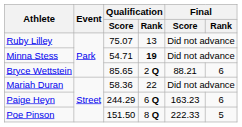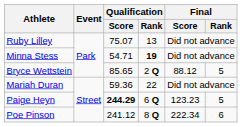(185, 70) 88.21 -> (185, 70) 88.12
(221, 70) 6 -> (221, 70) 5
(121, 85) 58.36 -> (121, 85) 59.36
(121, 100) normal -> (121, 100) bold
(185, 100) 163.23 -> (185, 100) 123.23
(221, 100) 6 -> (221, 100) 5
(121, 115) 151.50 -> (121, 115) 241.12
(185, 115) 222.33 -> (185, 115) 222.34
(221, 115) 5 -> (221, 115) 6
